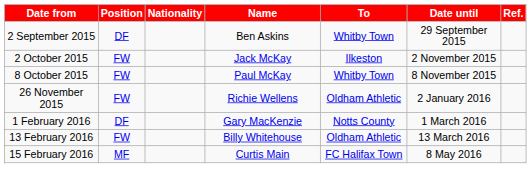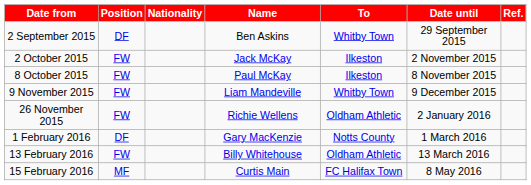(364, 76) Whitby Town -> (364, 76) Ilkeston
+ row: (51, 92)
